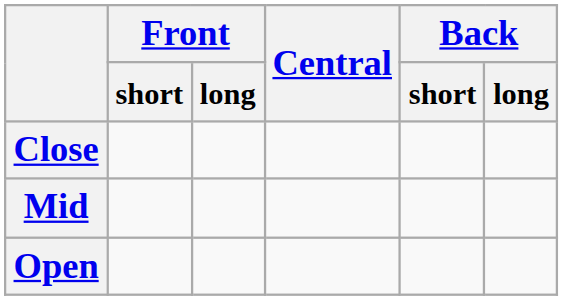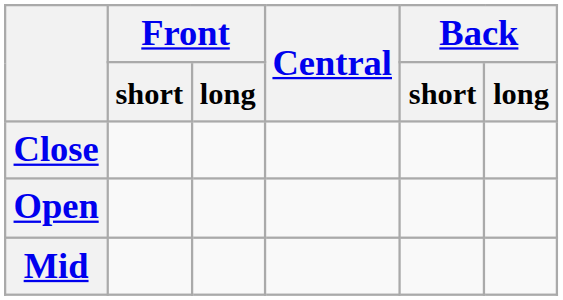rows swapped: (56, 206) <-> (56, 264)
